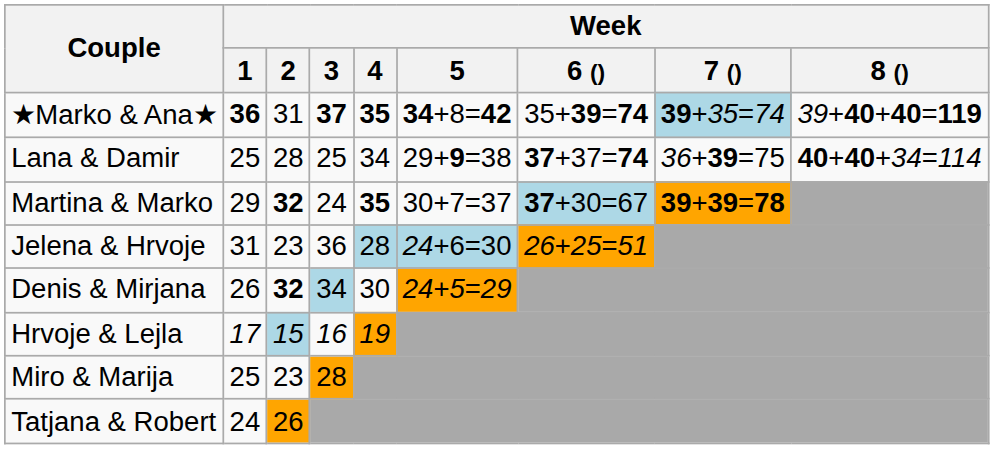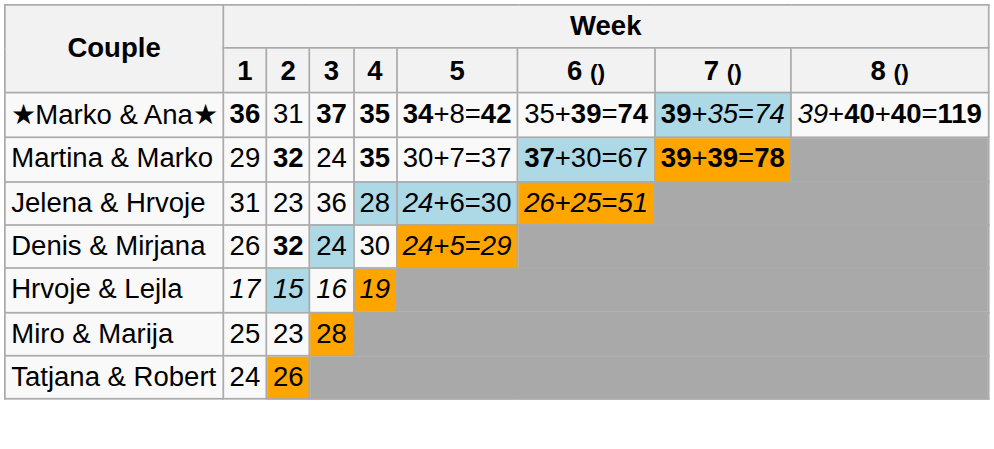- row: (95, 158)
(332, 289) 34 -> (332, 246) 24
